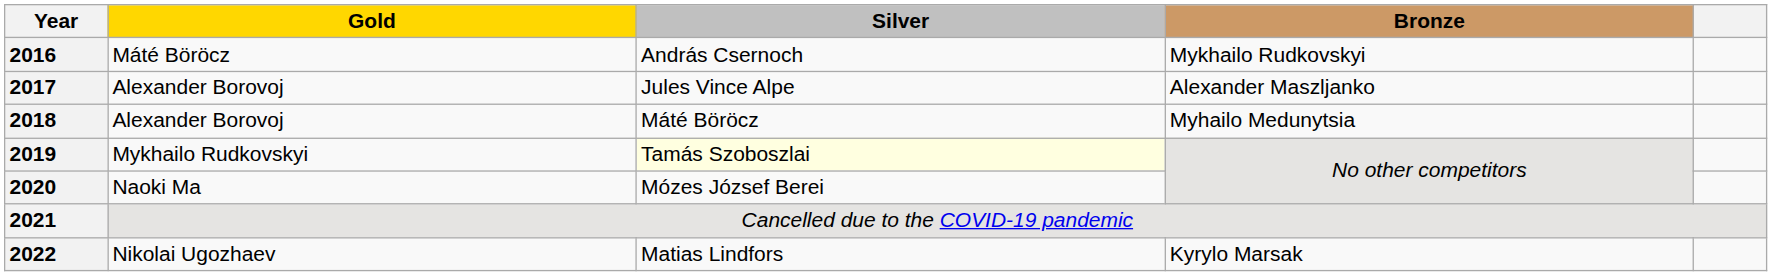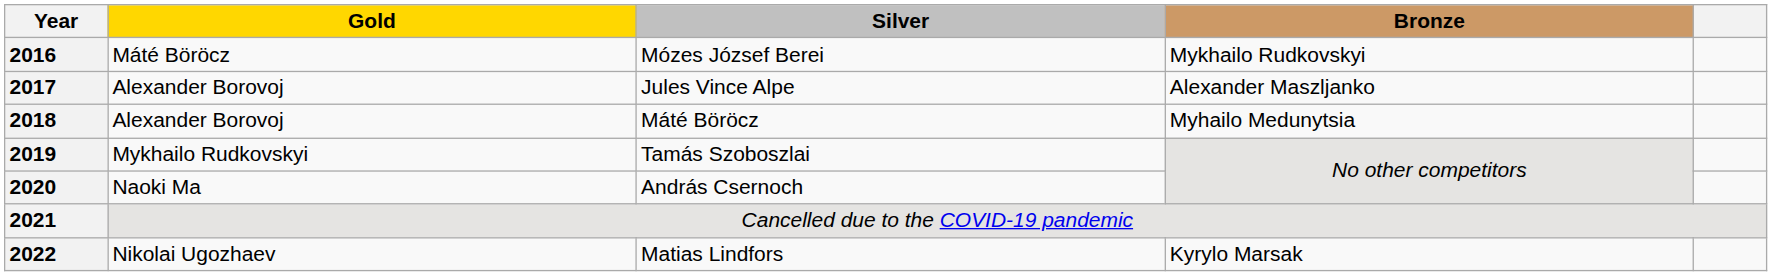(722, 54) András Csernoch -> (733, 54) Mózes József Berei
(726, 154) lightyellow background -> (726, 154) no background
(733, 187) Mózes József Berei -> (722, 187) András Csernoch
